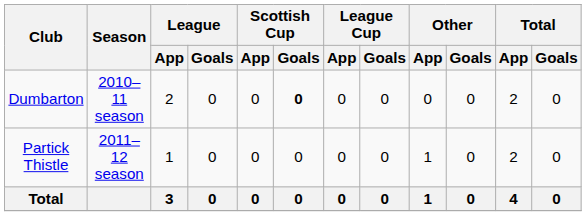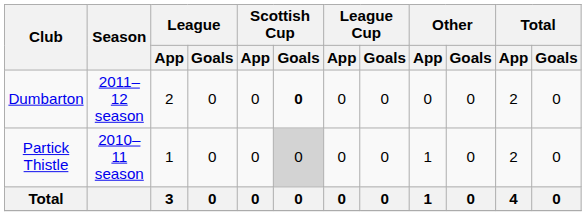(119, 98) 2010–11 season -> (119, 98) 2011–12 season
(119, 157) 2011–12 season -> (119, 157) 2010–11 season
(298, 157) no background -> (298, 157) lightgrey background
